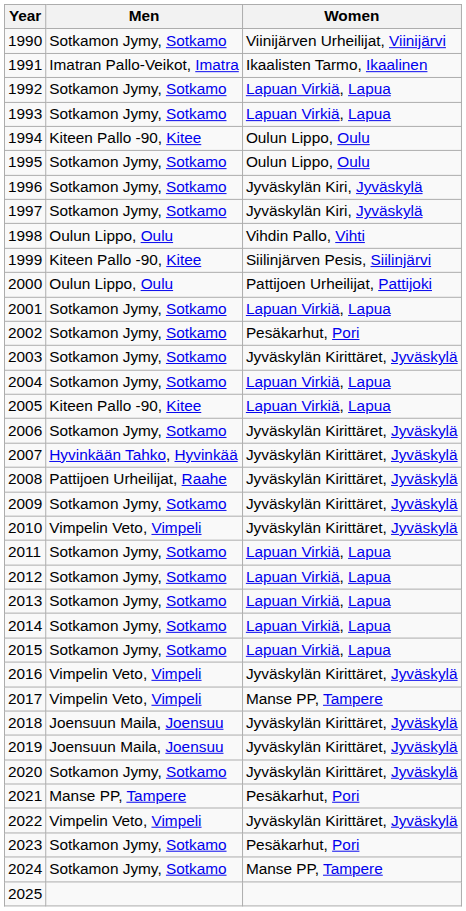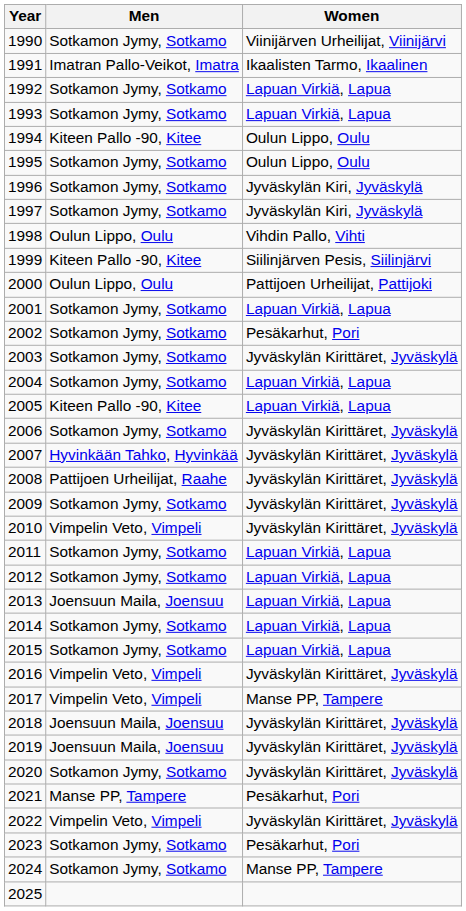(138, 601) Sotkamon Jymy, Sotkamo -> (136, 601) Joensuun Maila, Joensuu
